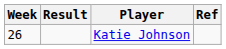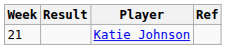(15, 35) 26 -> (15, 35) 21
